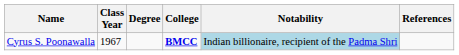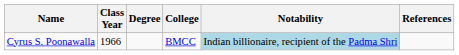(110, 41) 1967 -> (110, 41) 1966
(181, 41) bold -> (180, 41) normal
